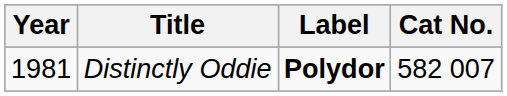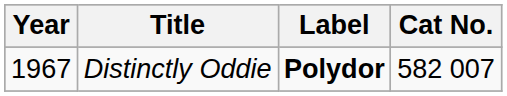(41, 68) 1981 -> (41, 68) 1967
